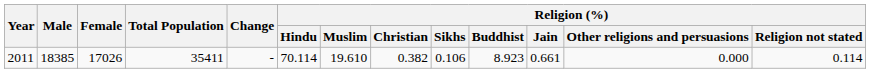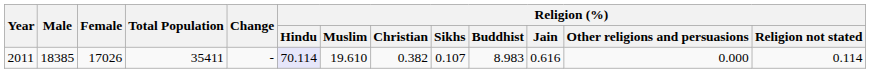(299, 57) no background -> (299, 57) lavender background
(450, 57) 0.106 -> (450, 57) 0.107
(509, 57) 8.923 -> (509, 57) 8.983
(545, 57) 0.661 -> (545, 57) 0.616
